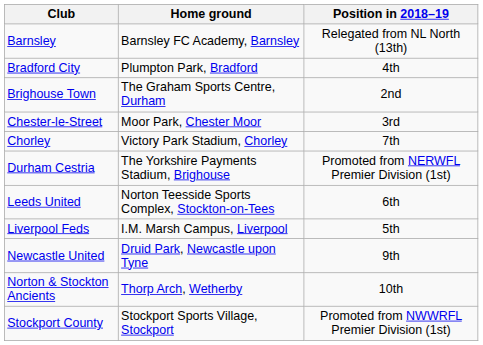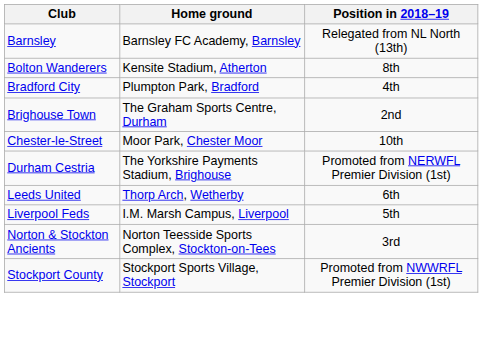+ row: (57, 68)
(391, 121) 3rd -> (391, 141) 10th
- row: (29, 141)
(198, 202) Norton Teesside Sports Complex, Stockton-on-Tees -> (183, 195) Thorp Arch, Wetherby
- row: (56, 255)
(182, 289) Thorp Arch, Wetherby -> (199, 241) Norton Teesside Sports Complex, Stockton-on-Tees
(391, 289) 10th -> (391, 241) 3rd
